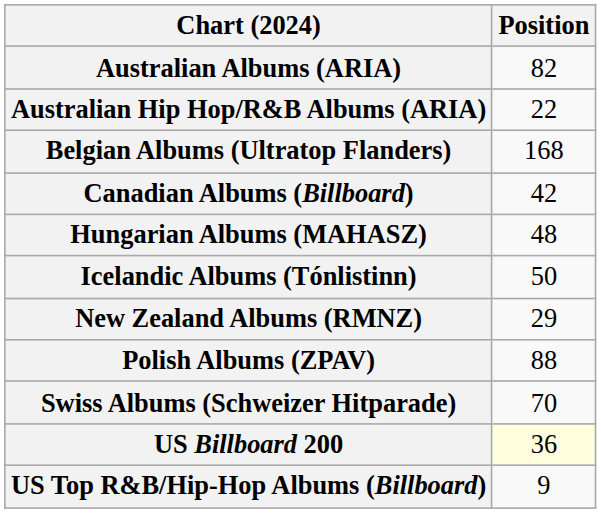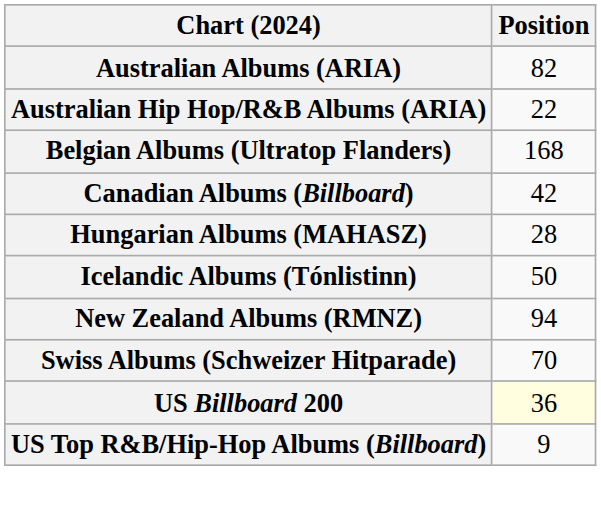(544, 234) 48 -> (544, 234) 28
(544, 318) 29 -> (544, 318) 94
- row: (249, 360)
